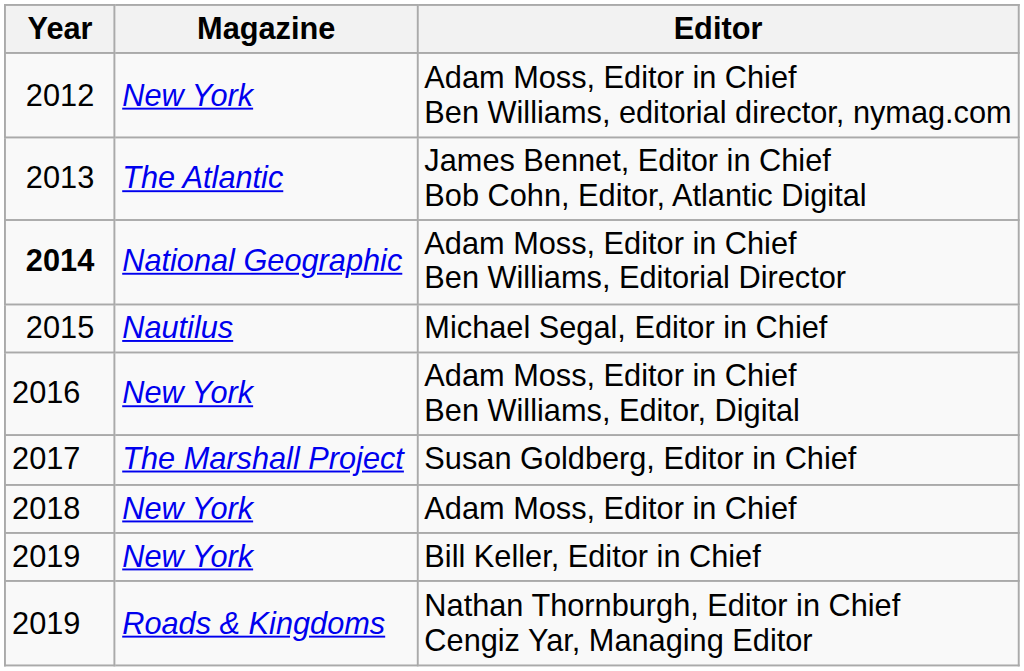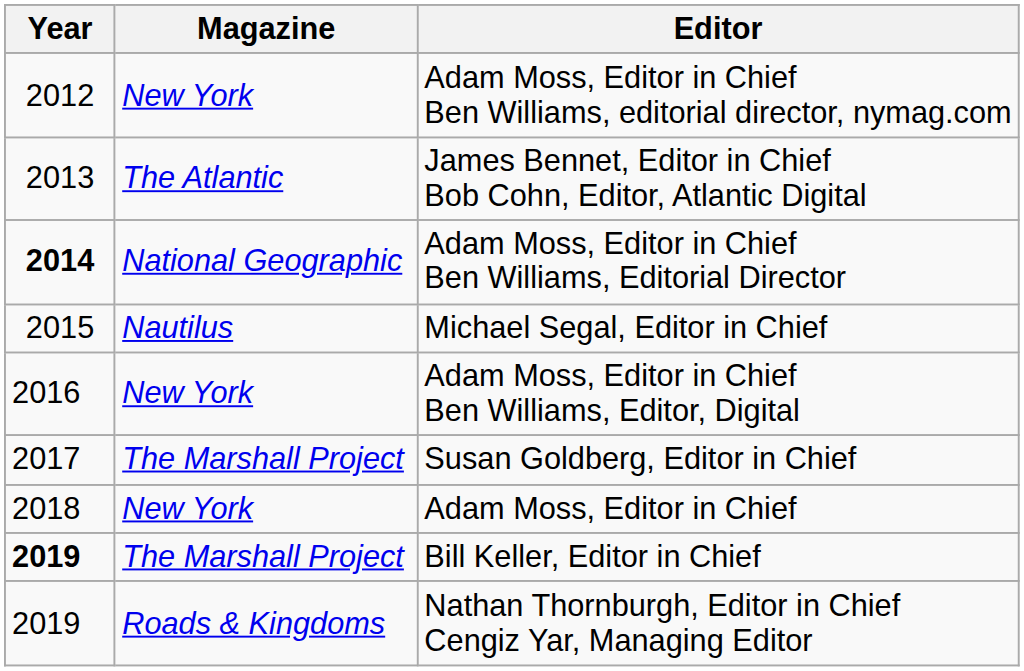(46, 556) normal -> (46, 556) bold
(188, 556) New York -> (263, 556) The Marshall Project
